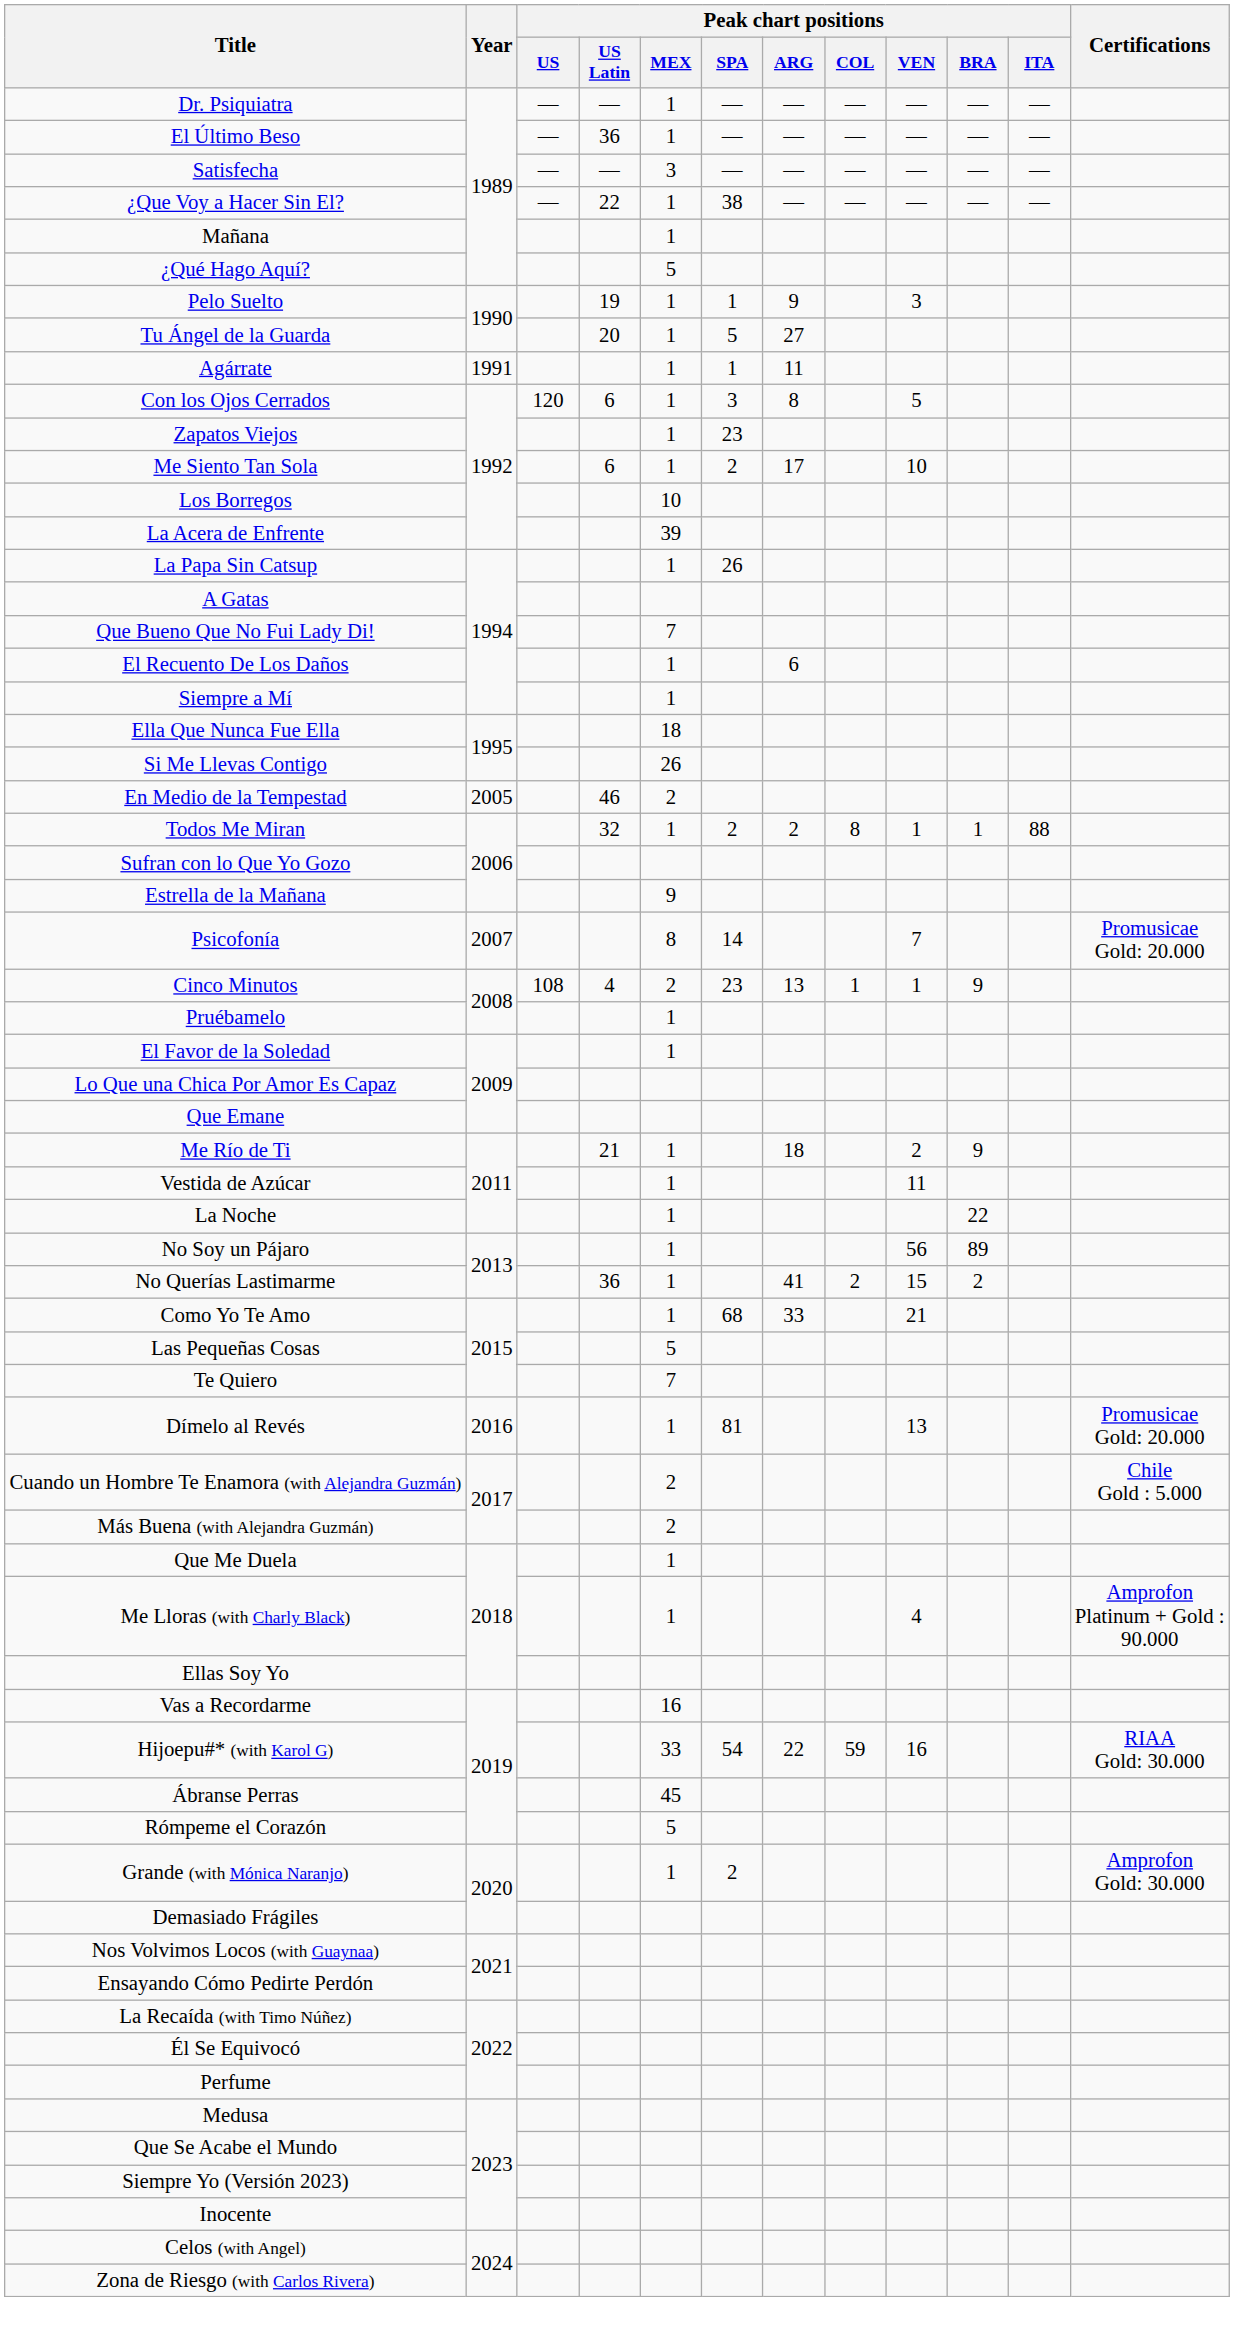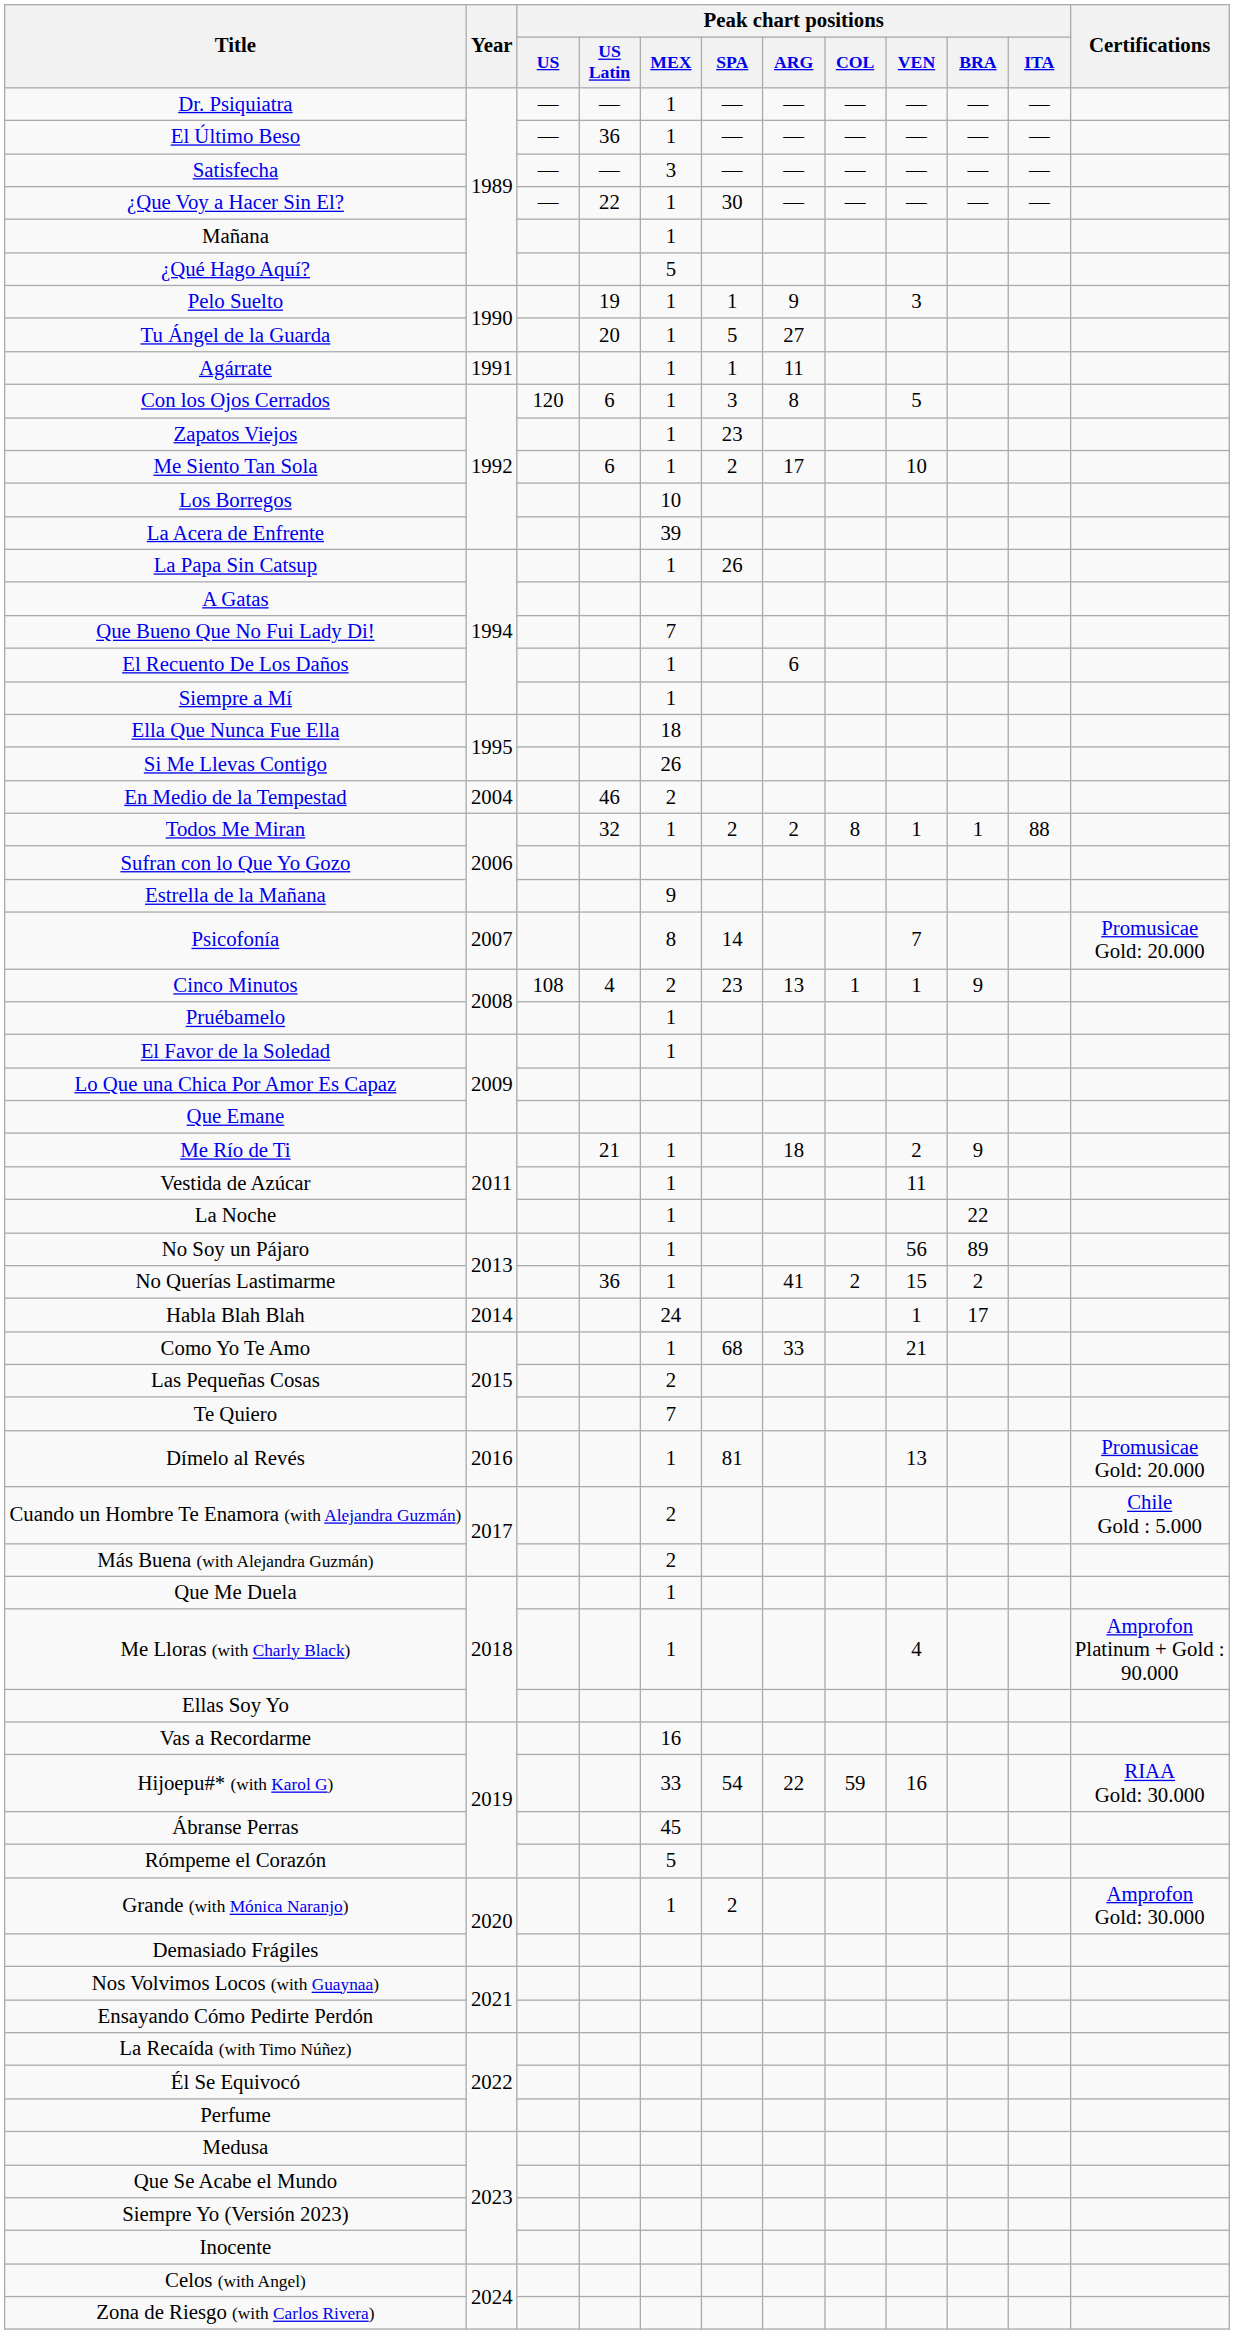(732, 202) 38 -> (732, 202) 30
(492, 796) 2005 -> (492, 796) 2004
+ row: (235, 1314)
(671, 1347) 5 -> (671, 1380) 2
